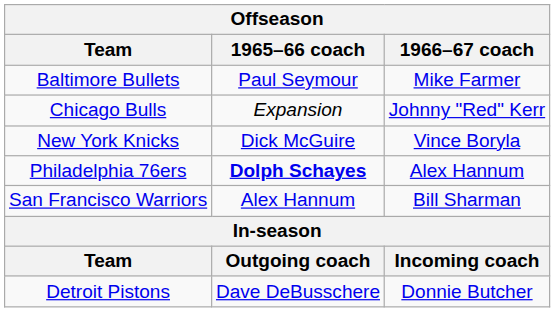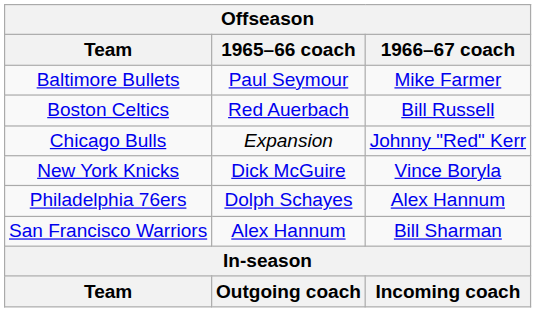+ row: (108, 110)
(298, 170) bold -> (288, 200) normal
- row: (108, 291)
